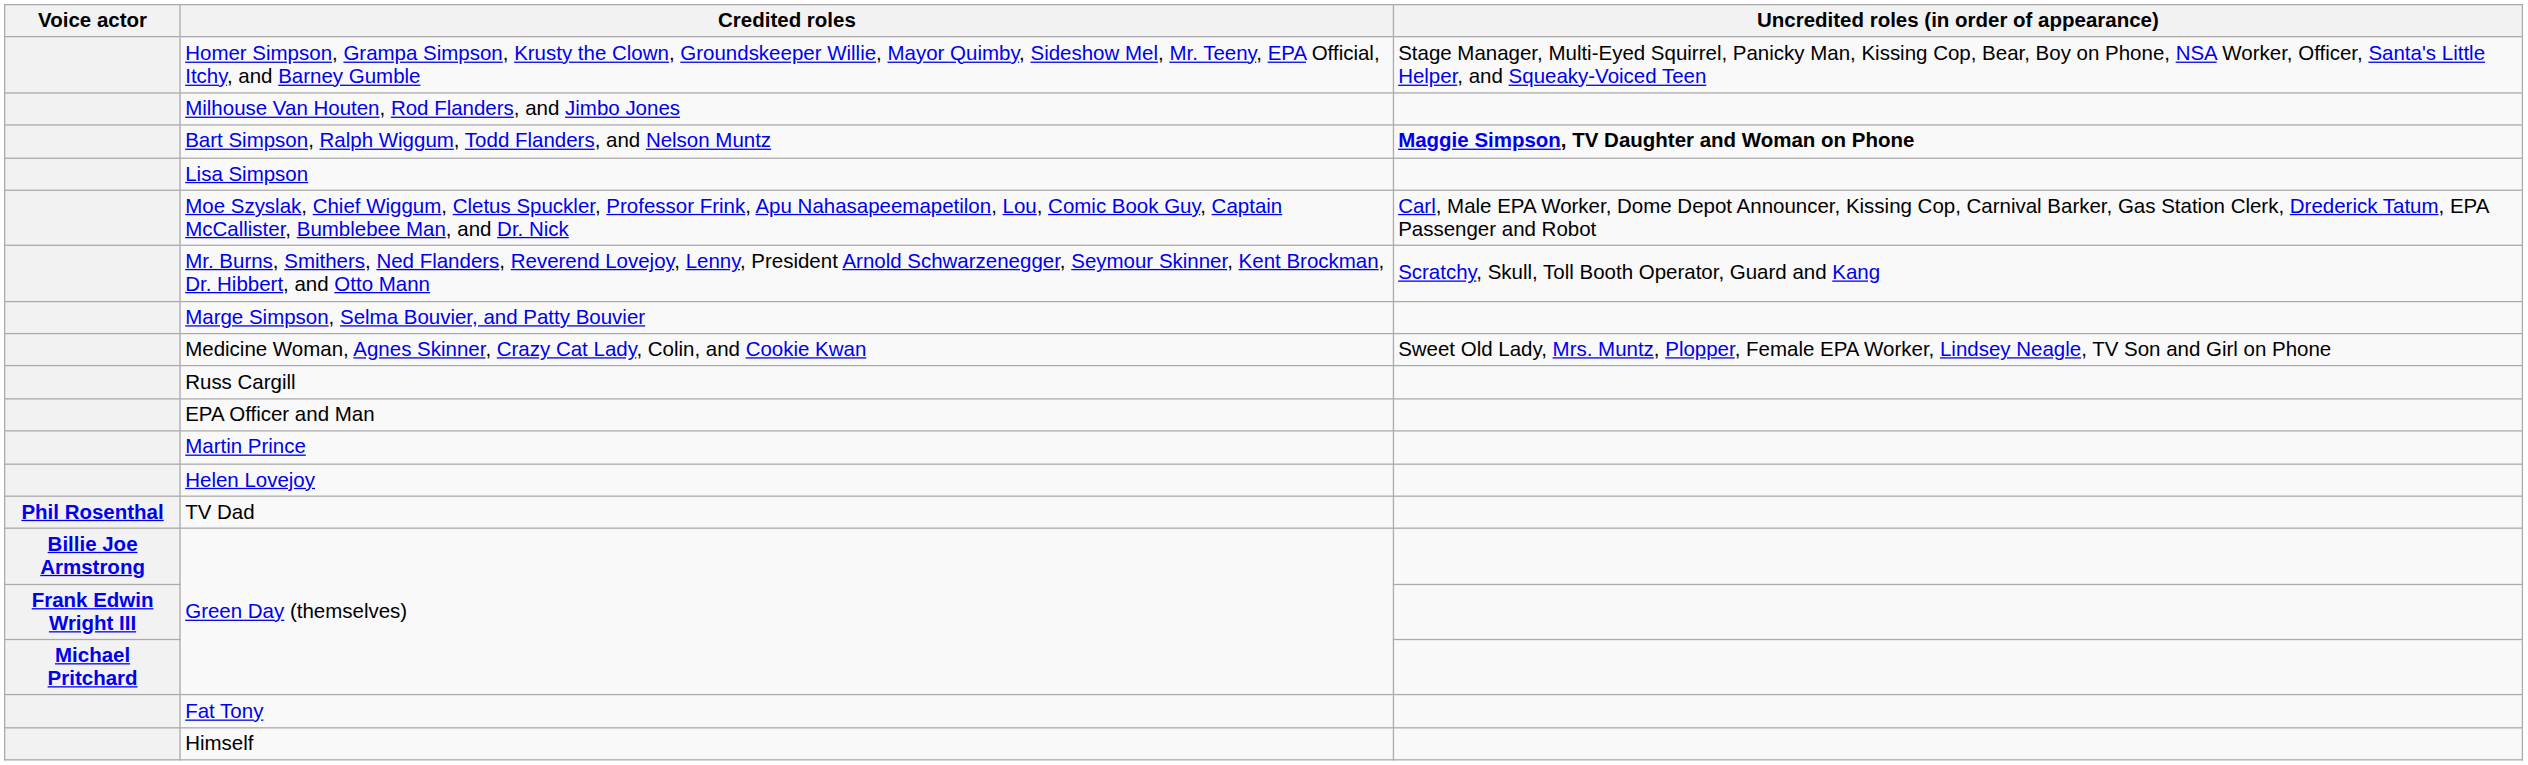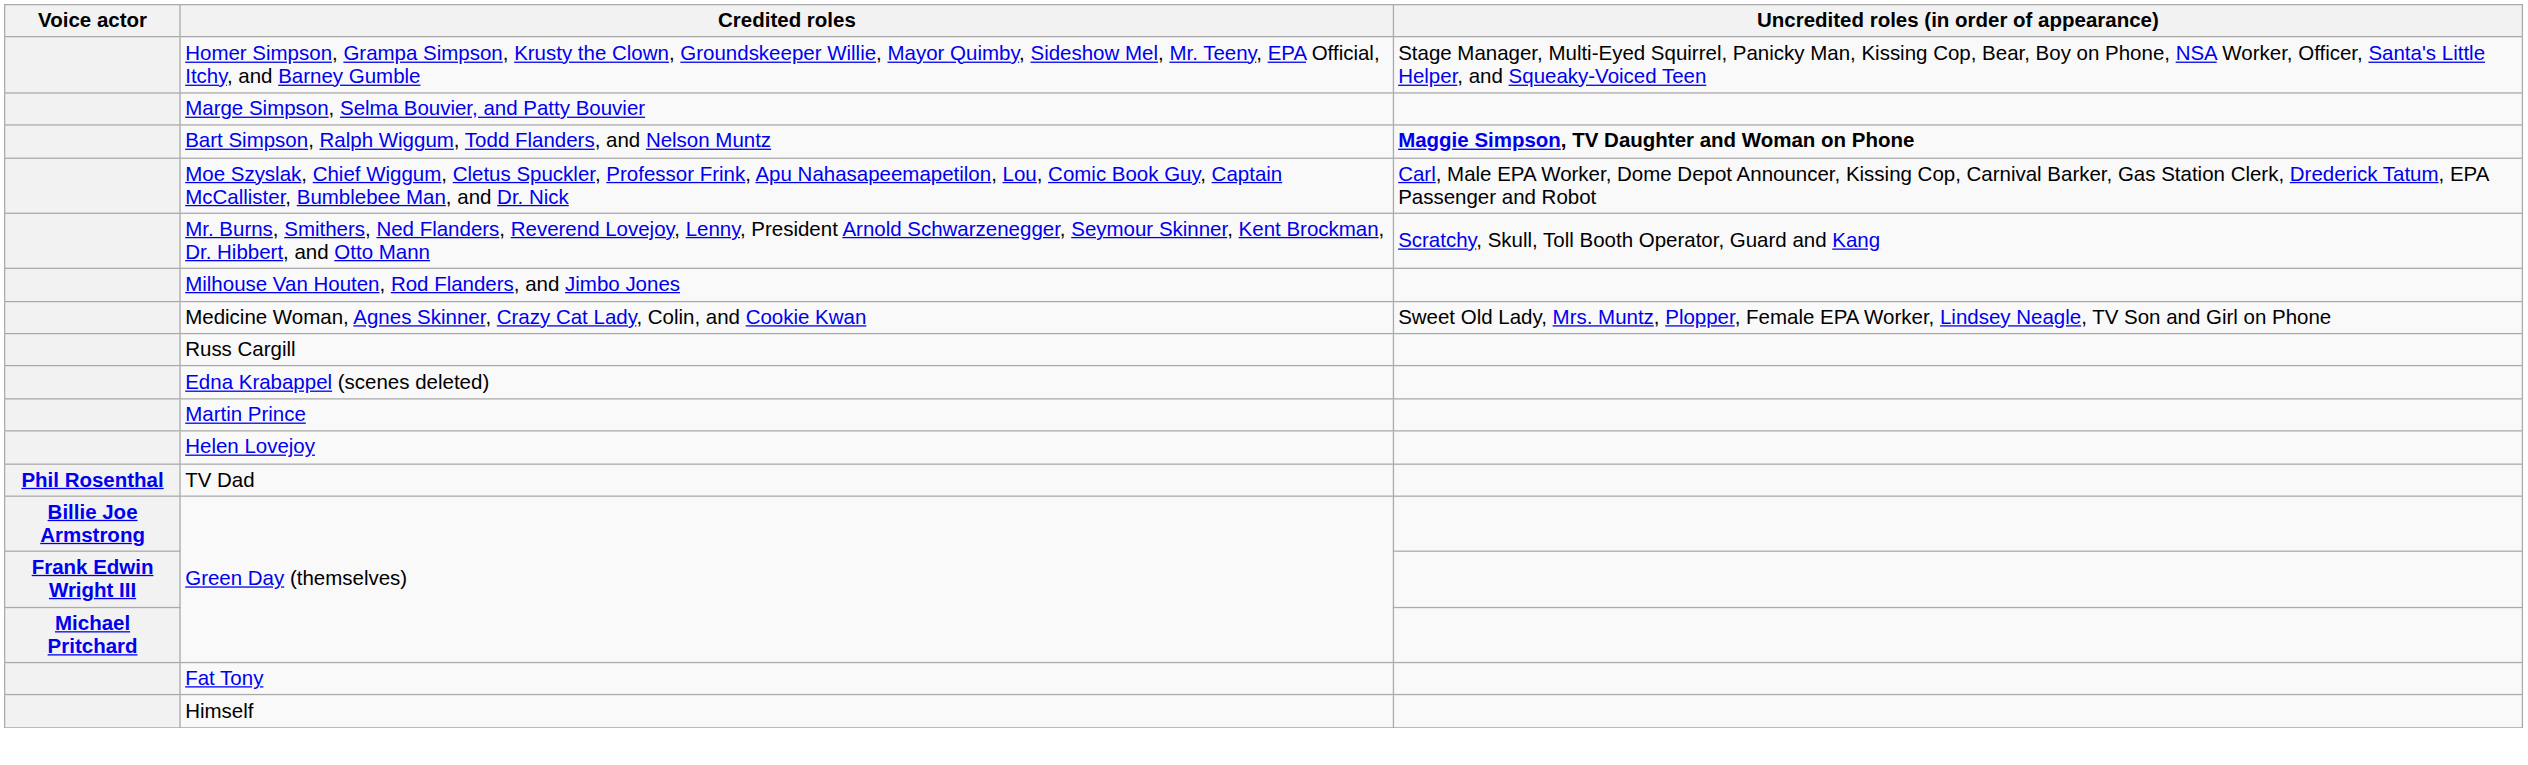rows swapped: (93, 317) <-> (93, 109)
- row: (93, 174)
- row: (93, 415)
+ row: (93, 382)
